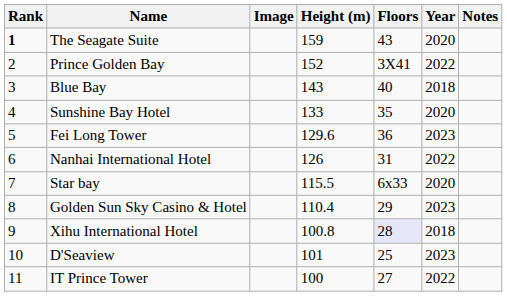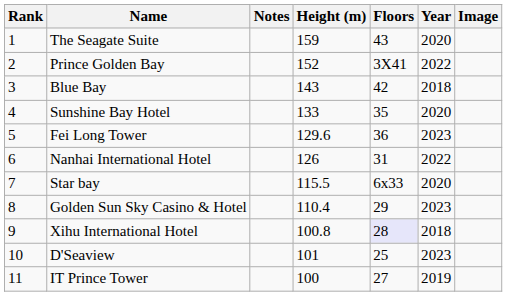columns swapped: (274, 16) <-> (480, 16)
(12, 40) bold -> (12, 40) normal
(385, 87) 40 -> (381, 87) 42
(440, 278) 2022 -> (436, 278) 2019
